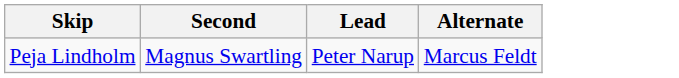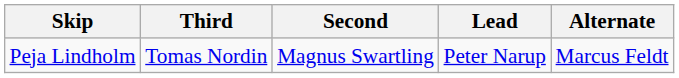+ column: (206, 21)
